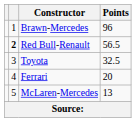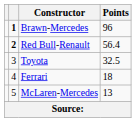(14, 28) normal -> (14, 28) bold
(111, 44) 56.5 -> (111, 44) 56.4
(108, 76) 20 -> (108, 76) 18
